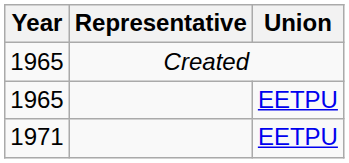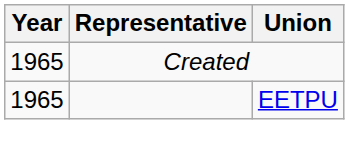- row: (37, 137)
